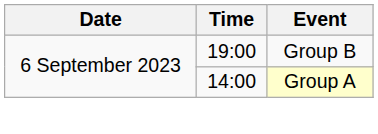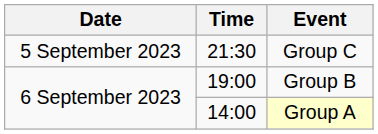+ row: (320, 50)
